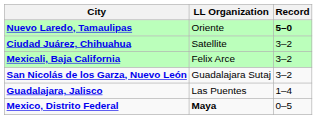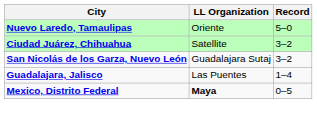(284, 28) bold -> (284, 28) normal
- row: (63, 59)
